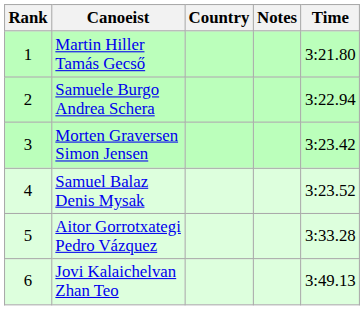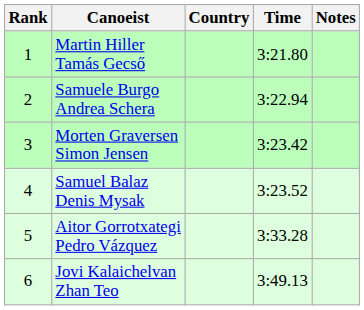columns swapped: (330, 17) <-> (277, 17)
